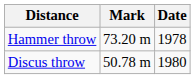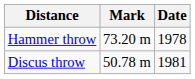(172, 62) 1980 -> (172, 62) 1981
